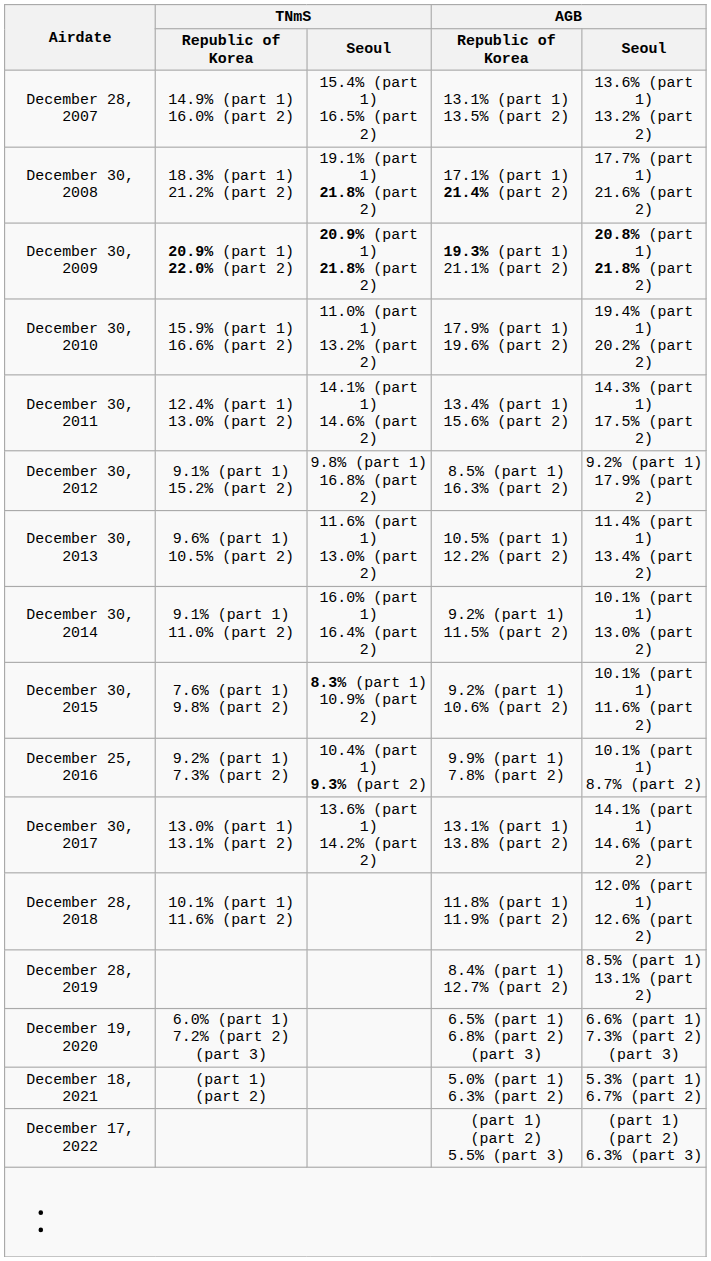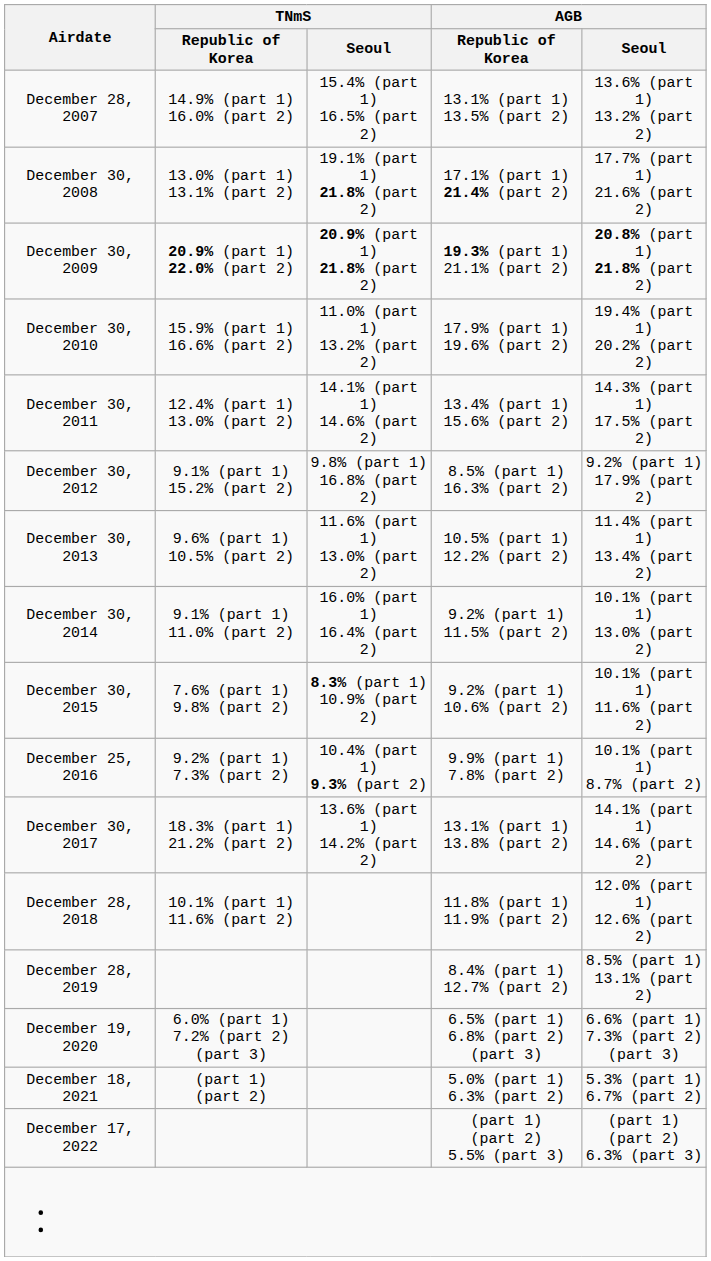(231, 185) 18.3% (part 1) 21.2% (part 2) -> (231, 185) 13.0% (part 1) 13.1% (part 2)
(231, 835) 13.0% (part 1) 13.1% (part 2) -> (231, 835) 18.3% (part 1) 21.2% (part 2)
